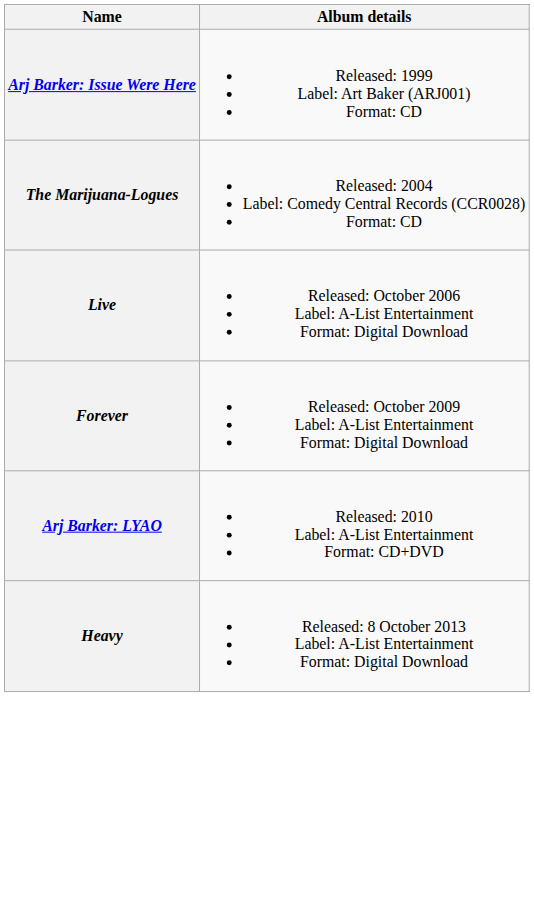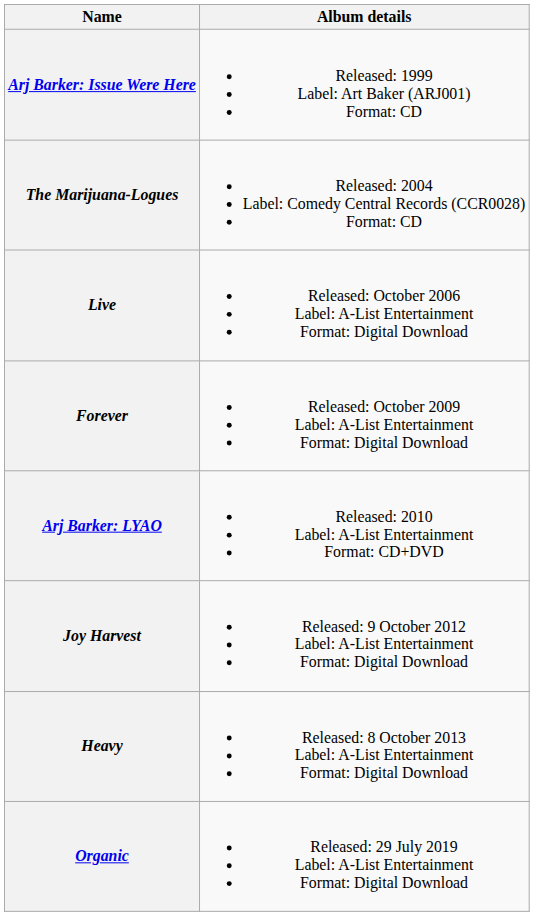+ row: (102, 636)
+ row: (102, 856)
